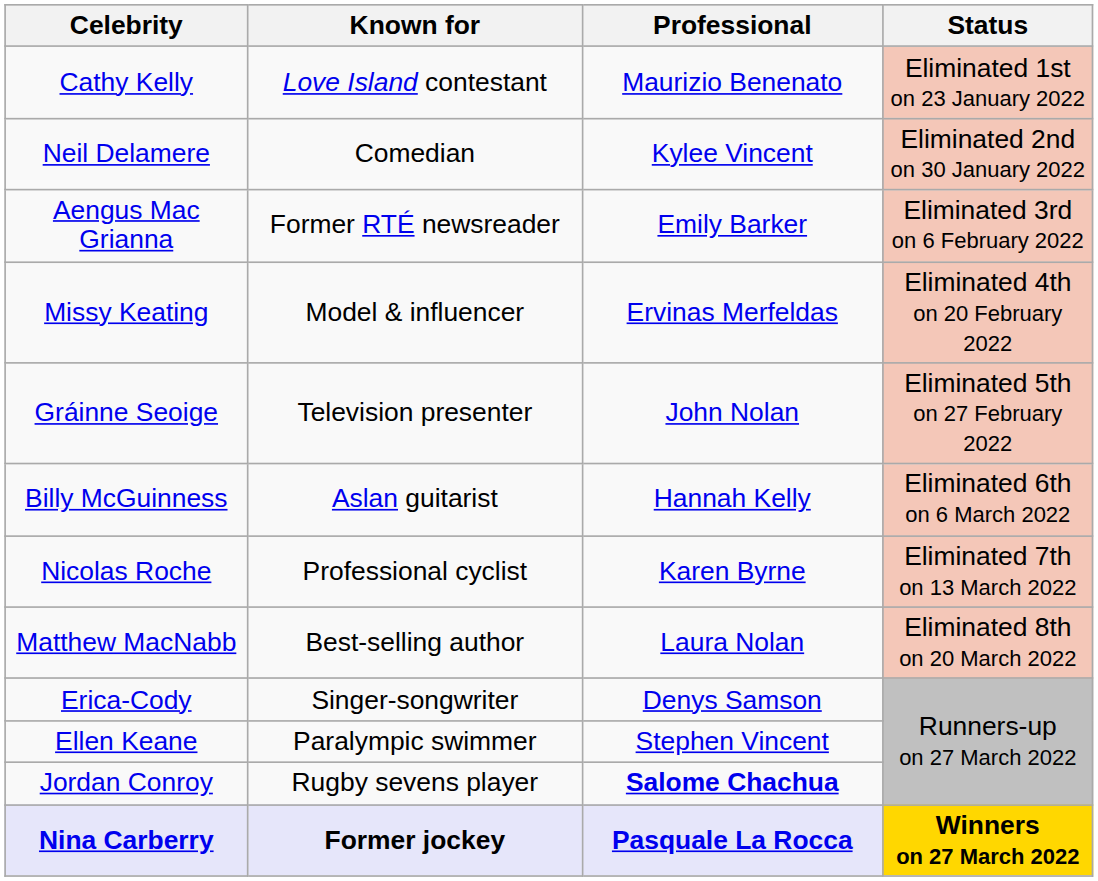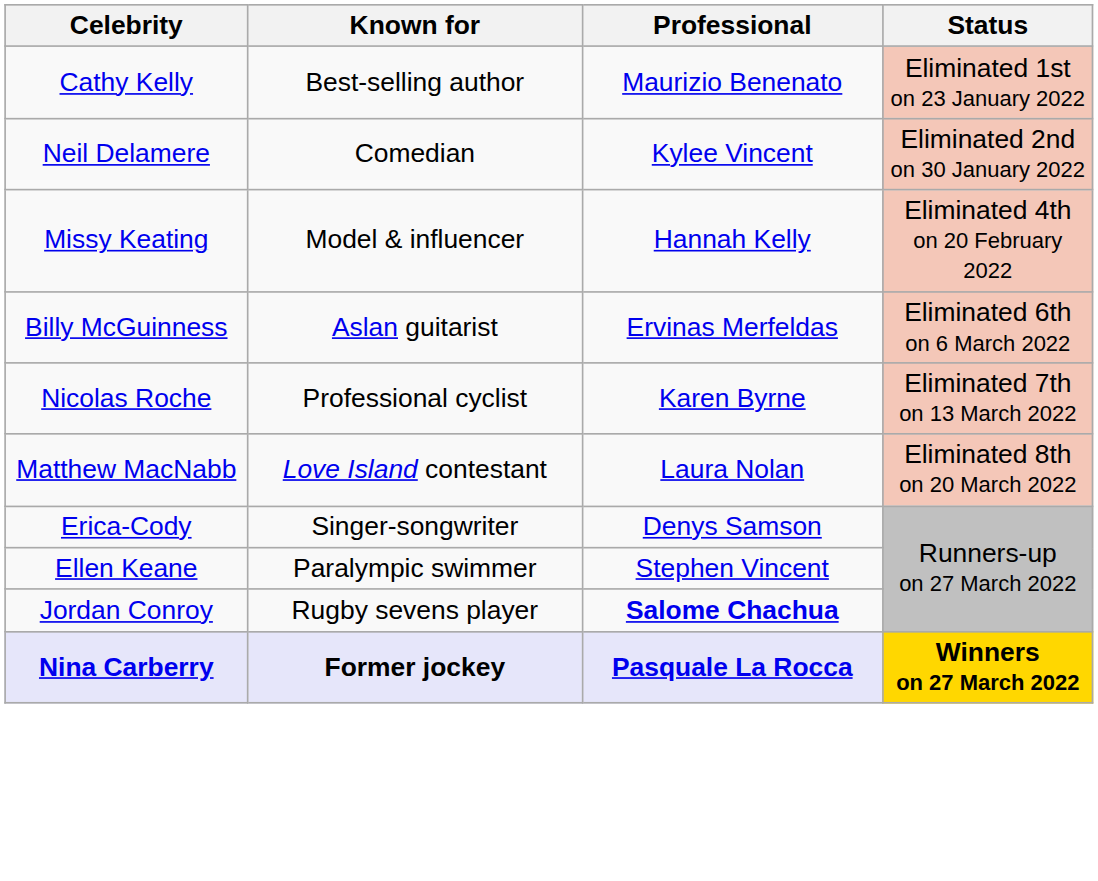(415, 82) Love Island contestant -> (415, 82) Best-selling author
- row: (126, 225)
(732, 311) Ervinas Merfeldas -> (732, 240) Hannah Kelly
- row: (126, 412)
(732, 499) Hannah Kelly -> (732, 326) Ervinas Merfeldas
(415, 642) Best-selling author -> (415, 469) Love Island contestant
